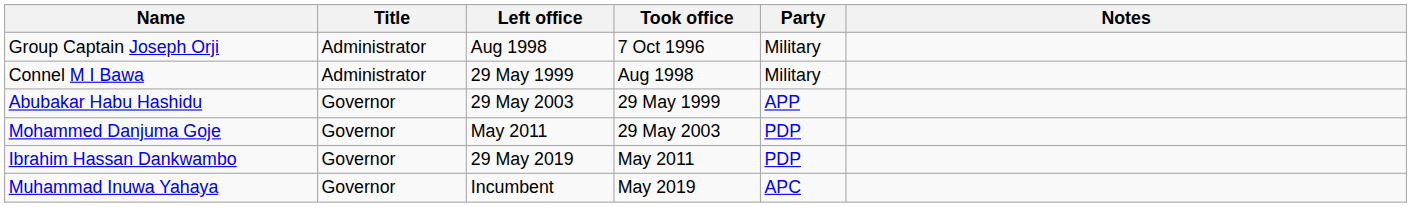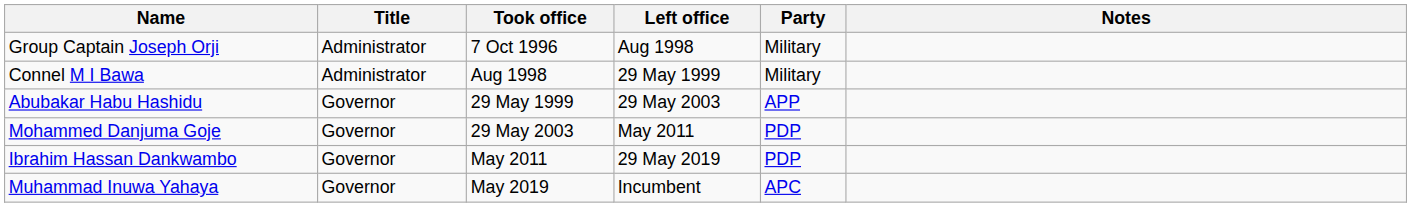columns swapped: (687, 18) <-> (540, 18)
